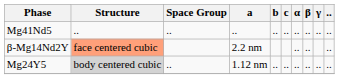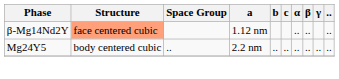- row: (29, 30)
(247, 47) 2.2 nm -> (250, 30) 1.12 nm
(117, 64) lightgrey background -> (117, 47) no background
(250, 64) 1.12 nm -> (247, 47) 2.2 nm
